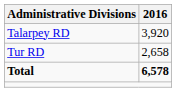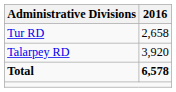rows swapped: (38, 33) <-> (26, 52)
